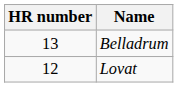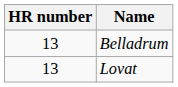(50, 69) 12 -> (50, 69) 13
